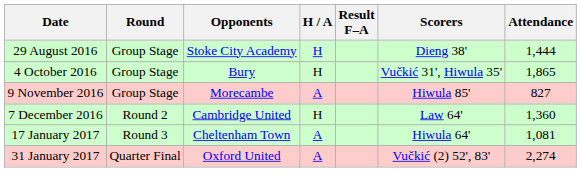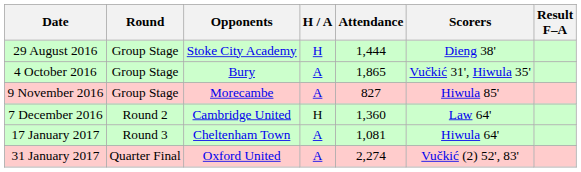columns swapped: (357, 22) <-> (541, 22)
(318, 72) H -> (318, 72) A
